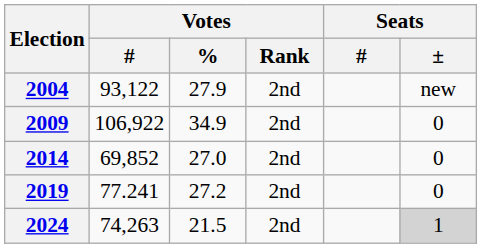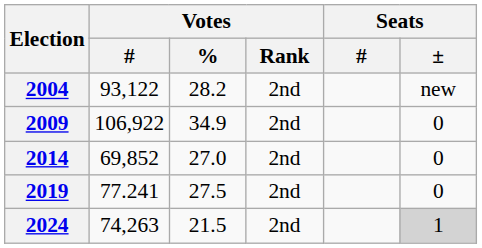(208, 89) 27.9 -> (208, 89) 28.2
(208, 191) 27.2 -> (208, 191) 27.5
